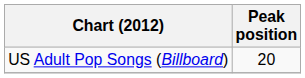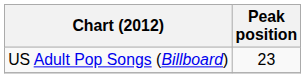(266, 60) 20 -> (266, 60) 23
